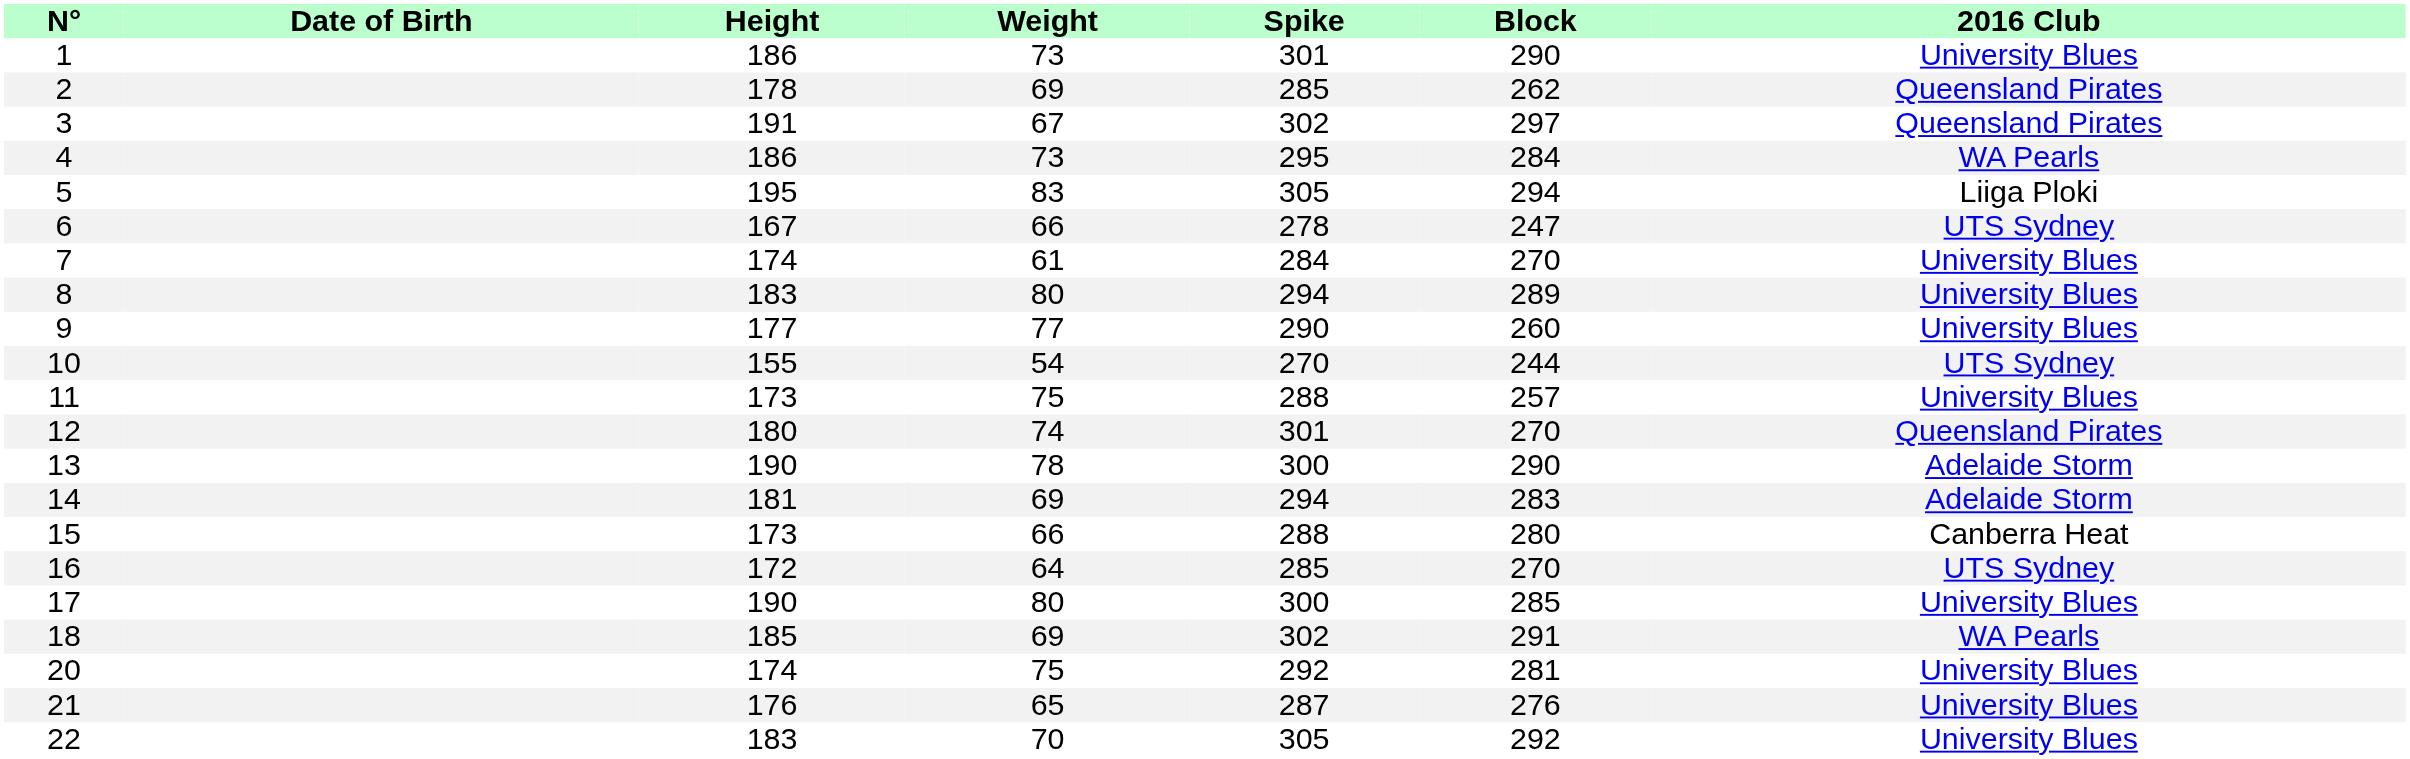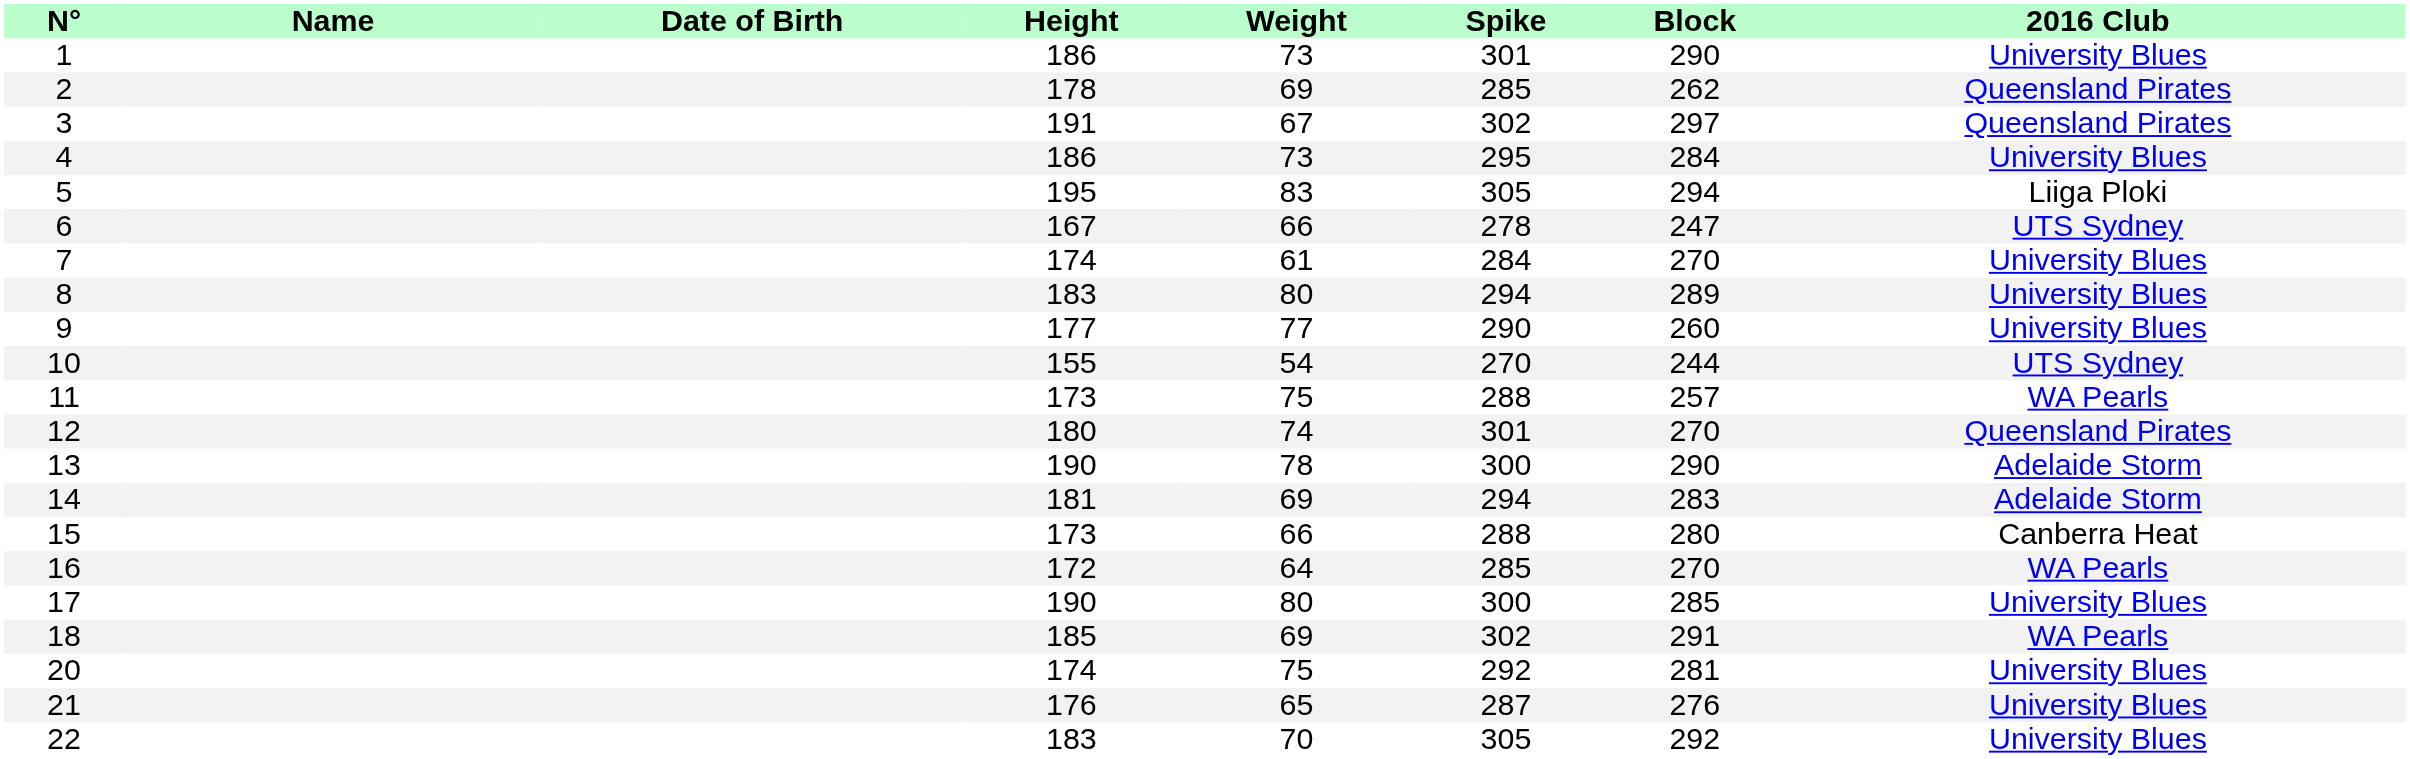+ column: (333, 20)
(2029, 157) WA Pearls -> (2098, 157) University Blues
(2029, 396) University Blues -> (2098, 396) WA Pearls
(2029, 567) UTS Sydney -> (2098, 567) WA Pearls
